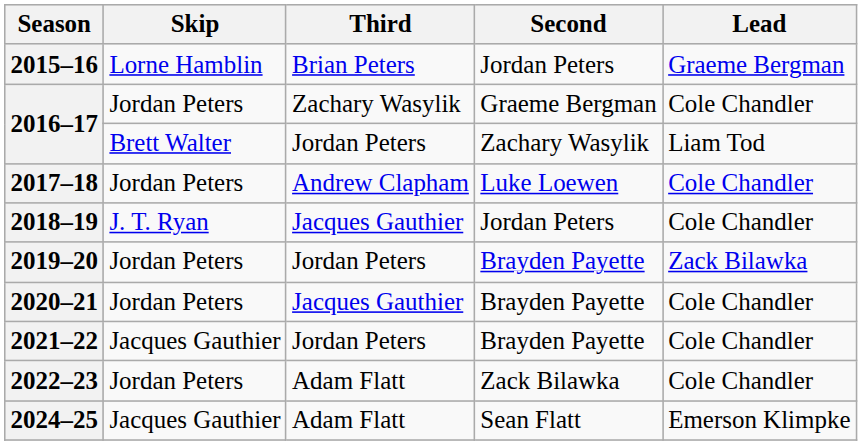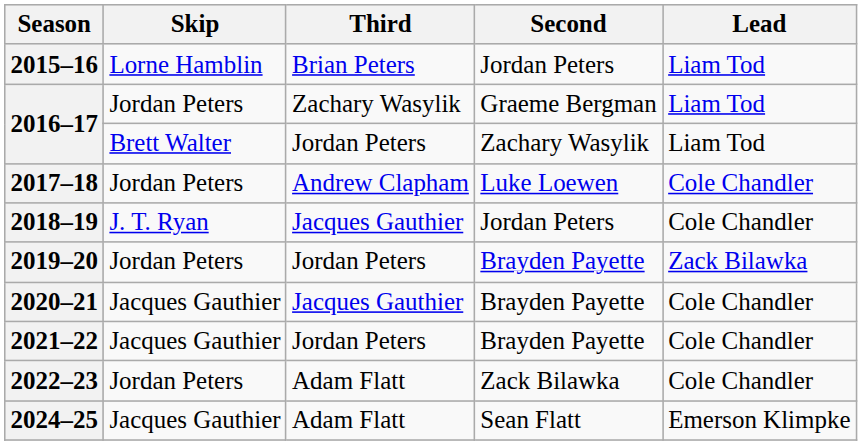(756, 63) Graeme Bergman -> (717, 63) Liam Tod
(741, 103) Cole Chandler -> (717, 103) Liam Tod
(176, 301) Jordan Peters -> (195, 301) Jacques Gauthier
